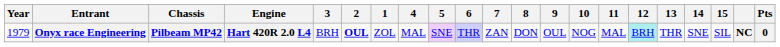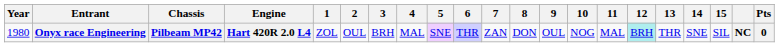columns swapped: (385, 14) <-> (327, 14)
(18, 32) 1979 -> (18, 32) 1980
(356, 32) bold -> (355, 32) normal
